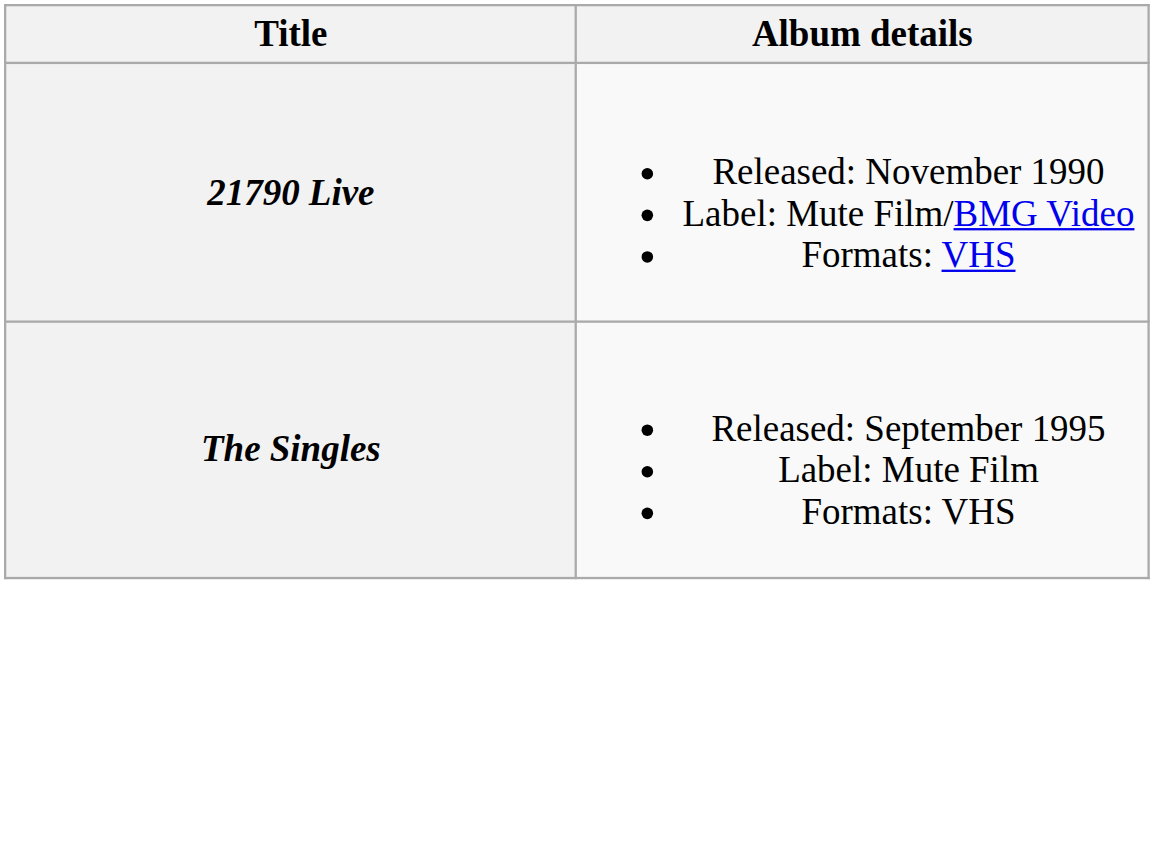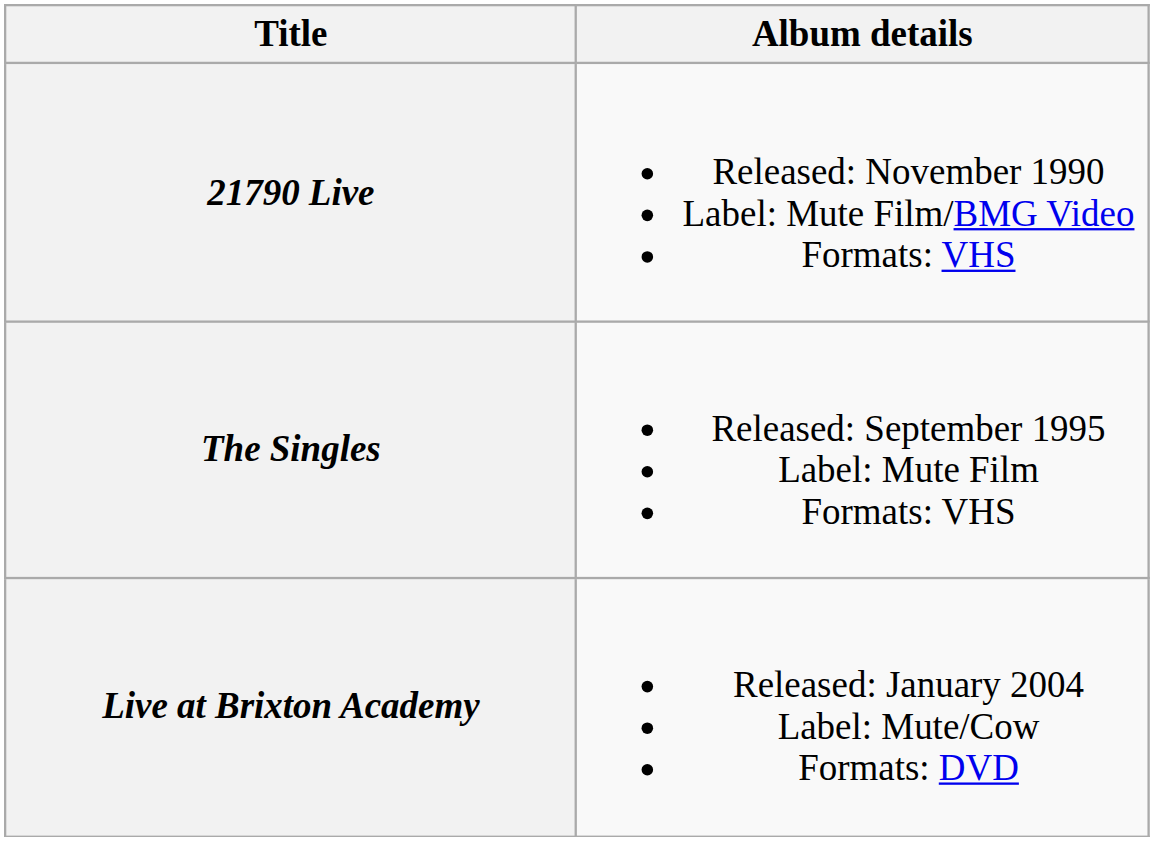+ row: (291, 706)
